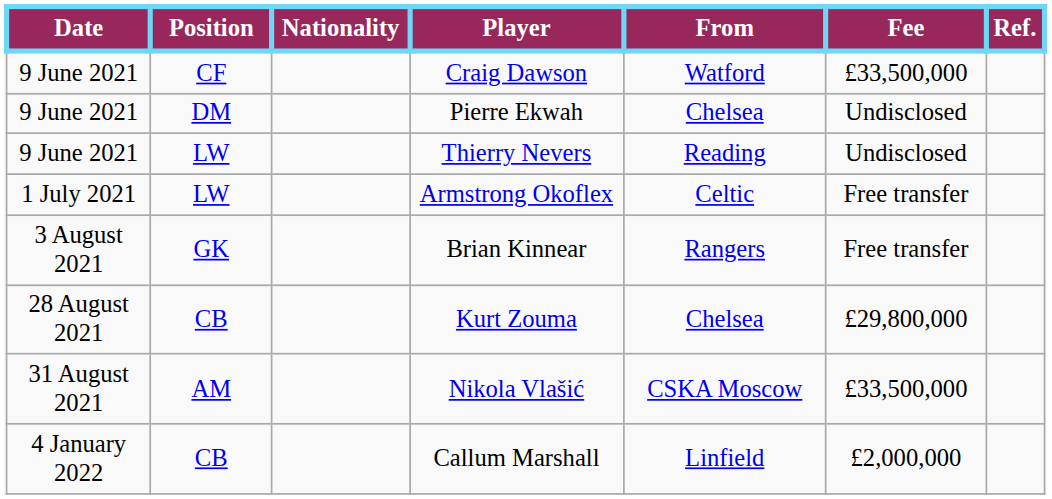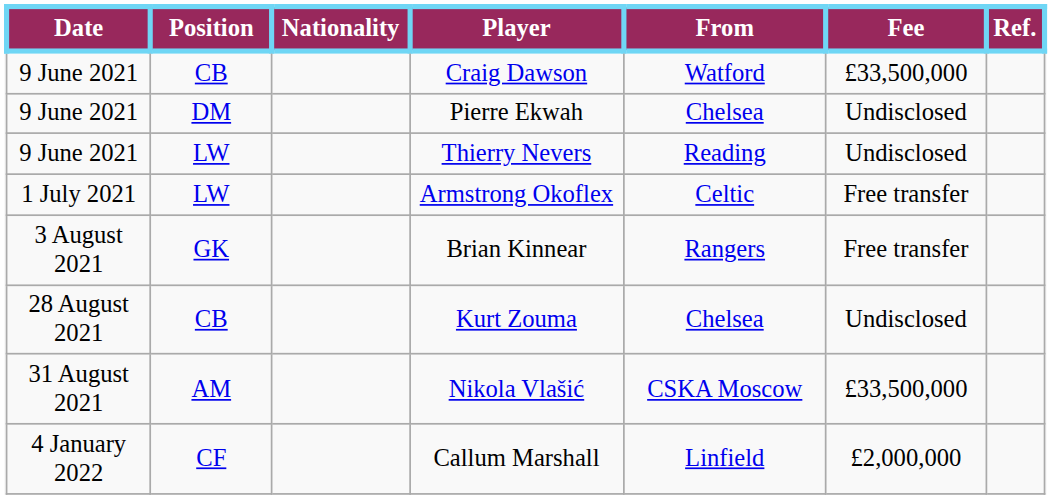(211, 72) CF -> (211, 72) CB
(906, 319) £29,800,000 -> (906, 319) Undisclosed
(211, 458) CB -> (211, 458) CF
